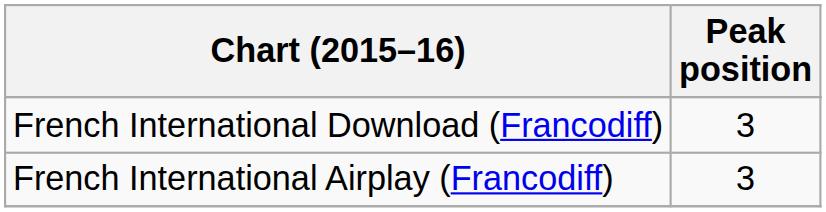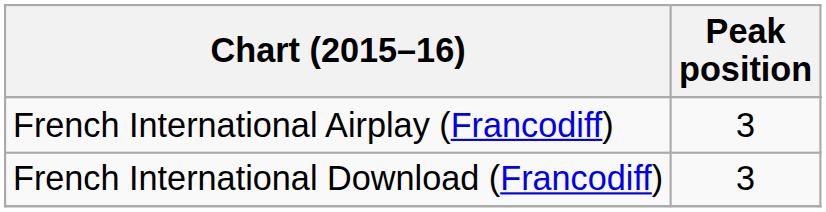rows swapped: (313, 178) <-> (338, 124)
